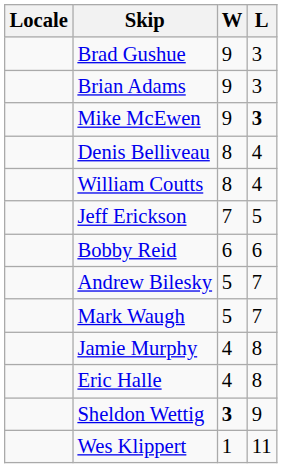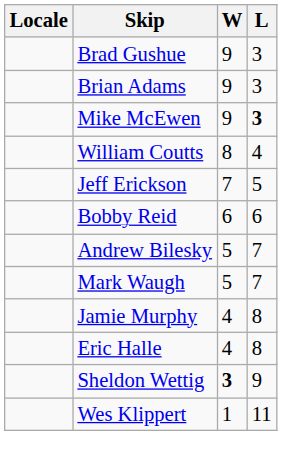- row: (144, 151)
